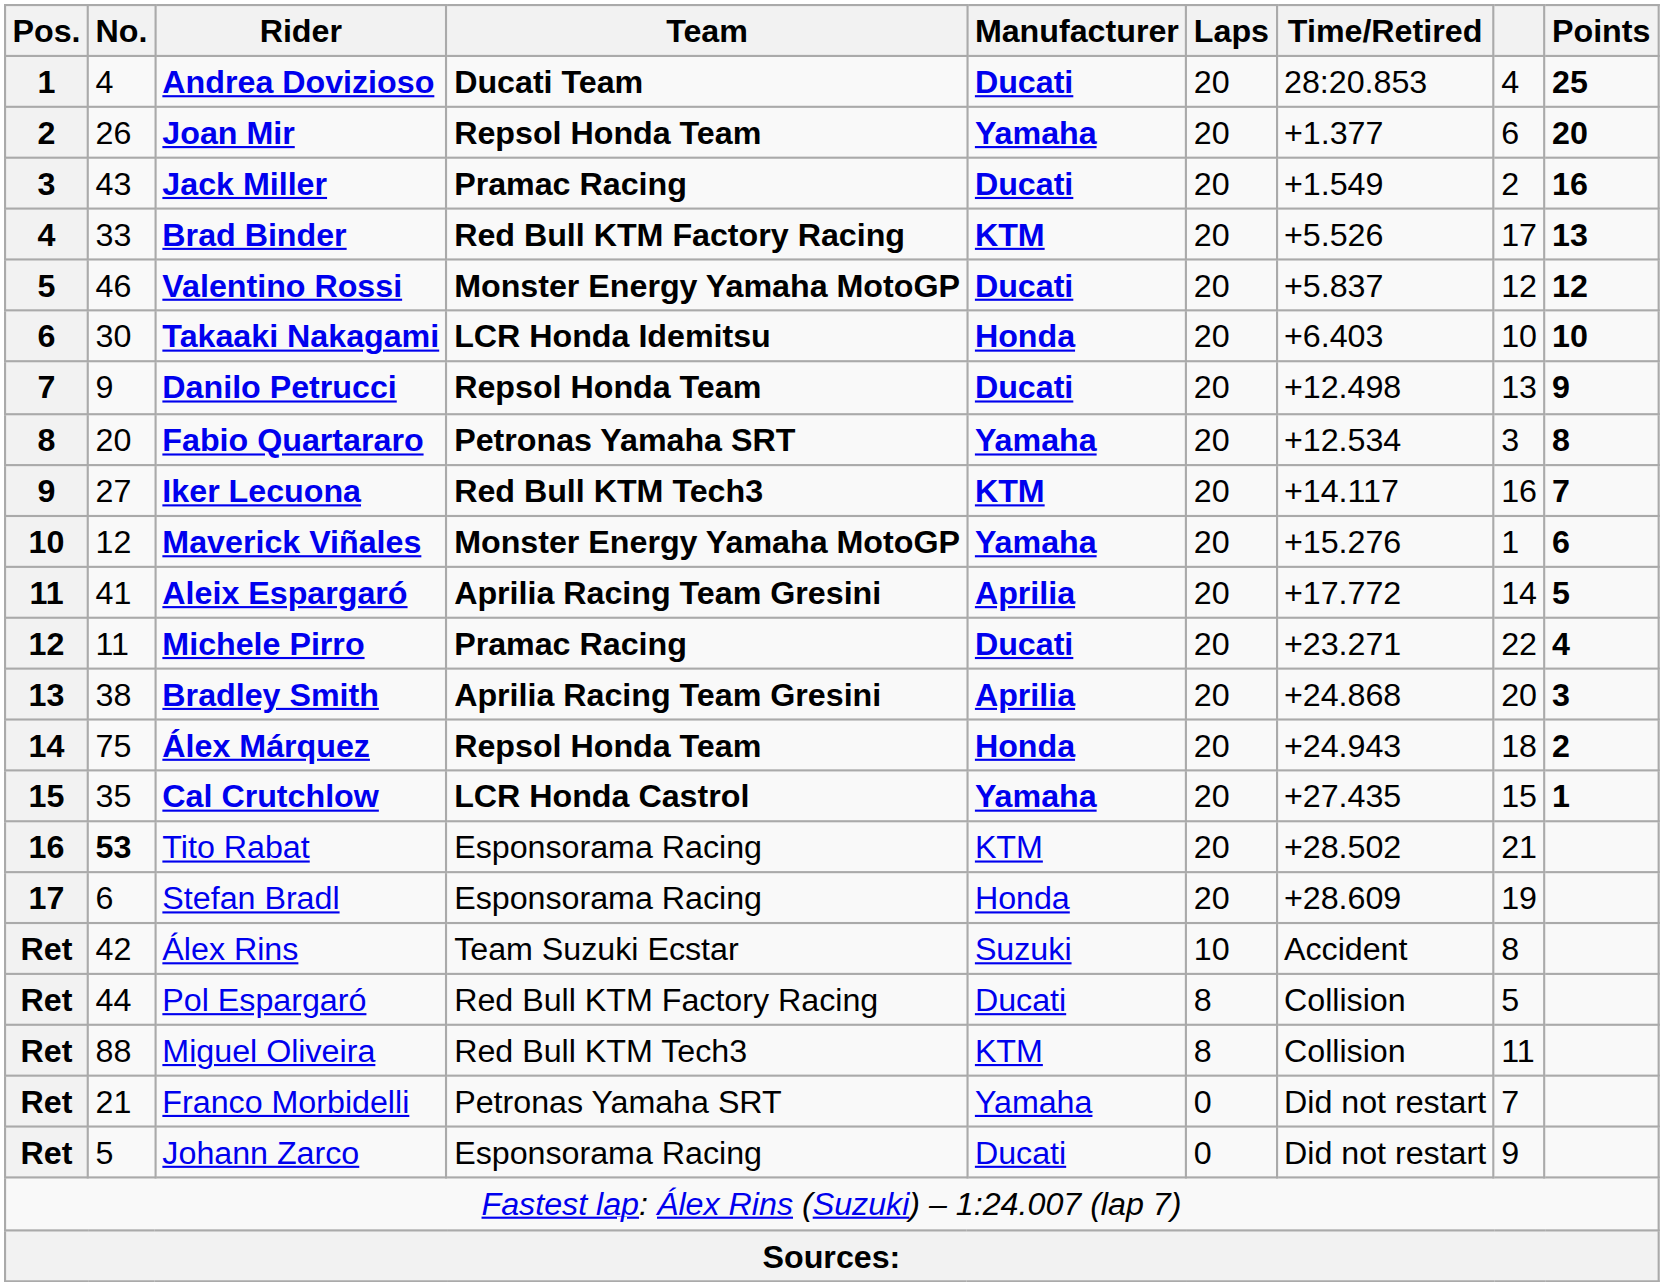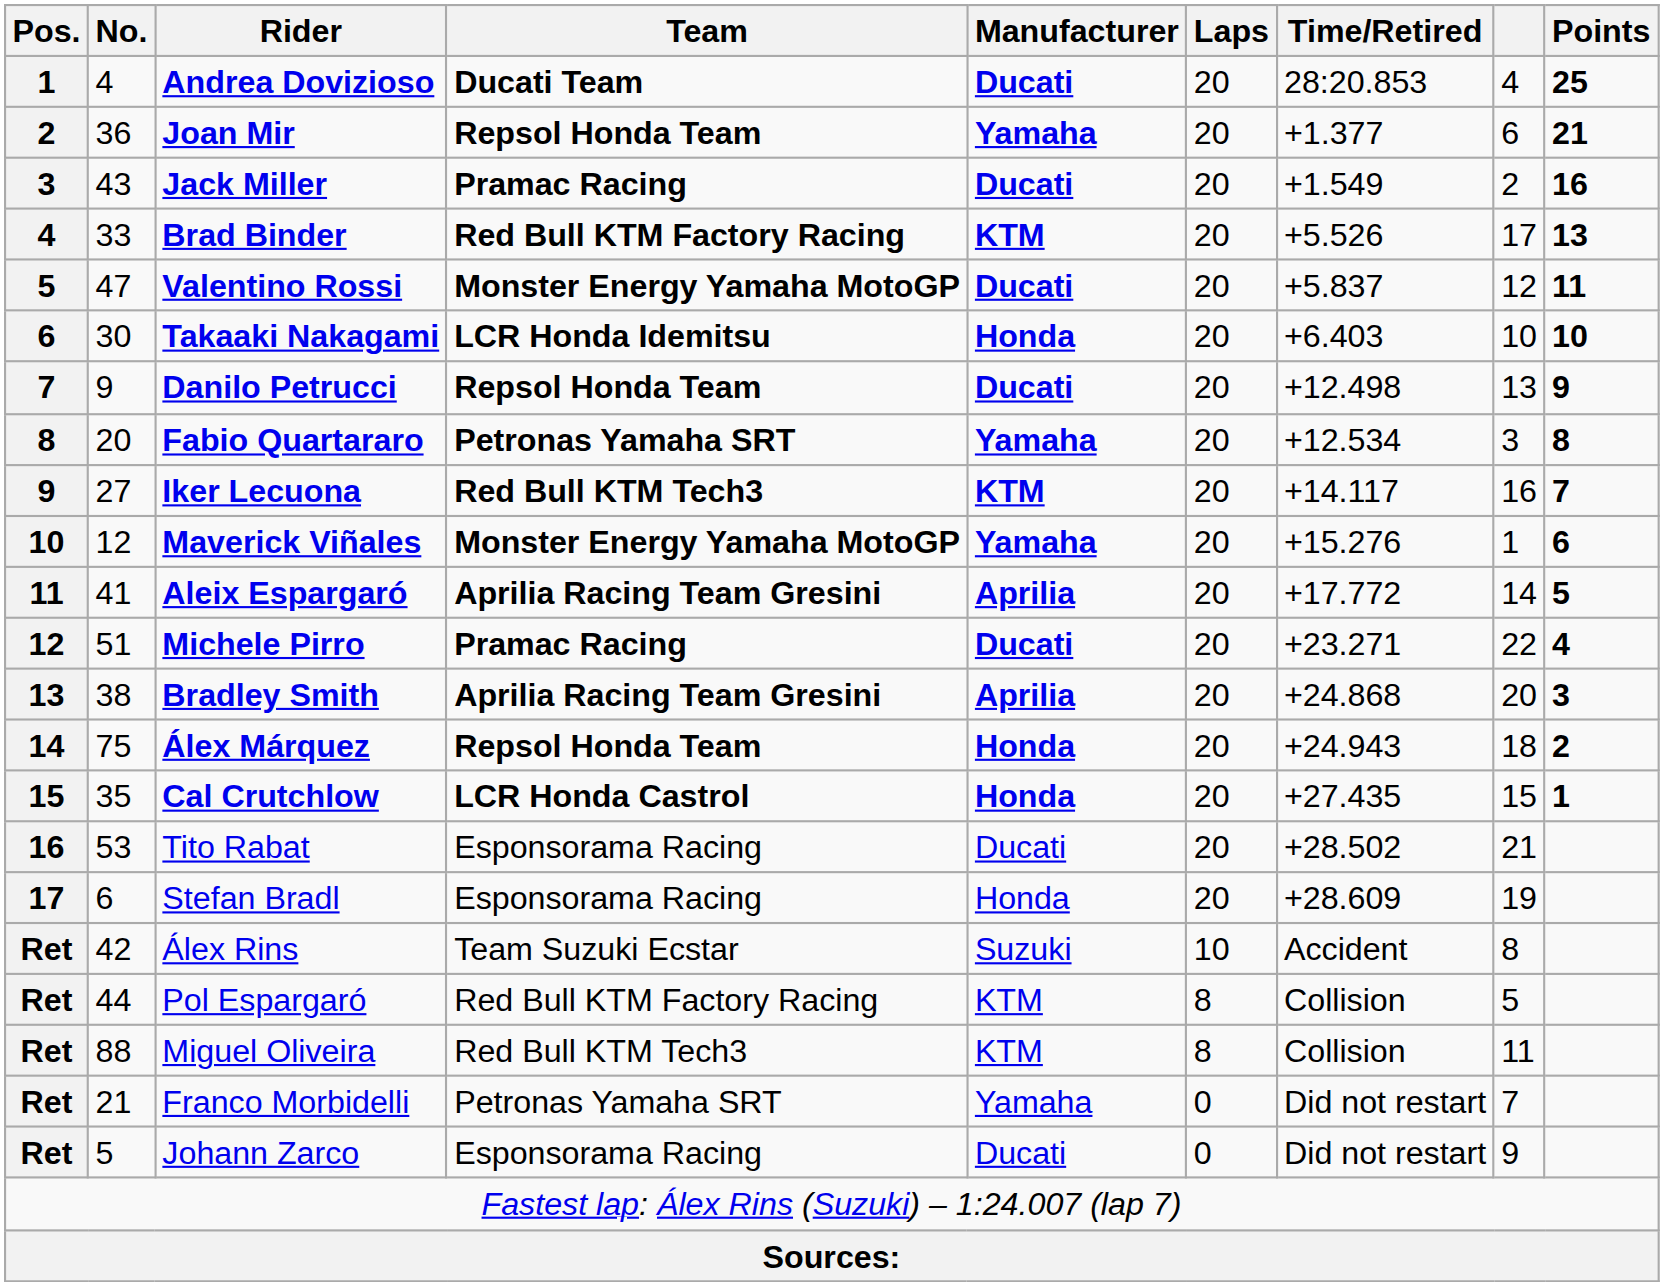(113, 133) 26 -> (113, 133) 36
(1570, 133) 20 -> (1570, 133) 21
(113, 286) 46 -> (113, 286) 47
(1570, 286) 12 -> (1569, 286) 11
(112, 643) 11 -> (113, 643) 51
(1036, 796) Yamaha -> (1025, 796) Honda
(113, 847) bold -> (113, 847) normal
(1009, 847) KTM -> (1021, 847) Ducati
(1021, 1000) Ducati -> (1009, 1000) KTM
